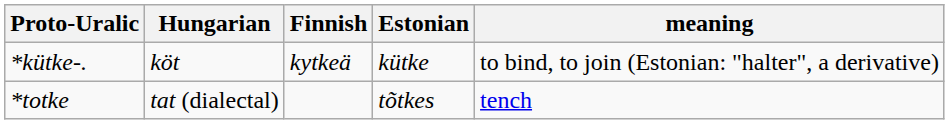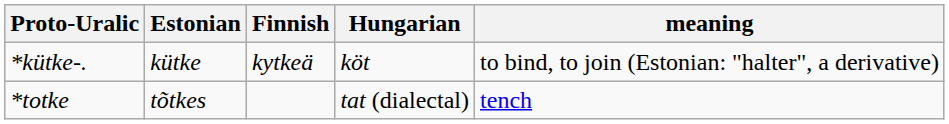columns swapped: (214, 23) <-> (424, 23)
